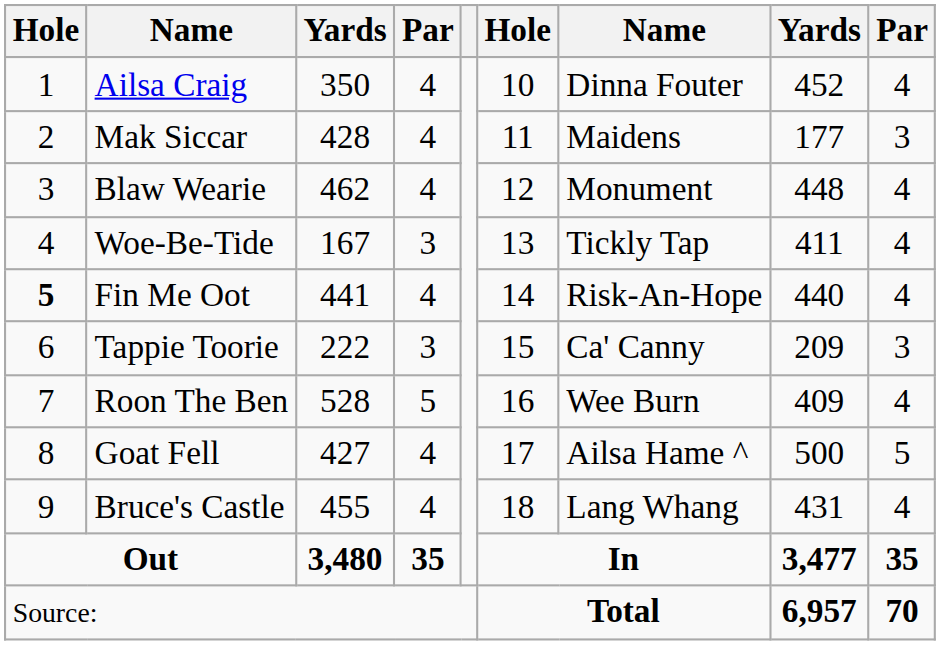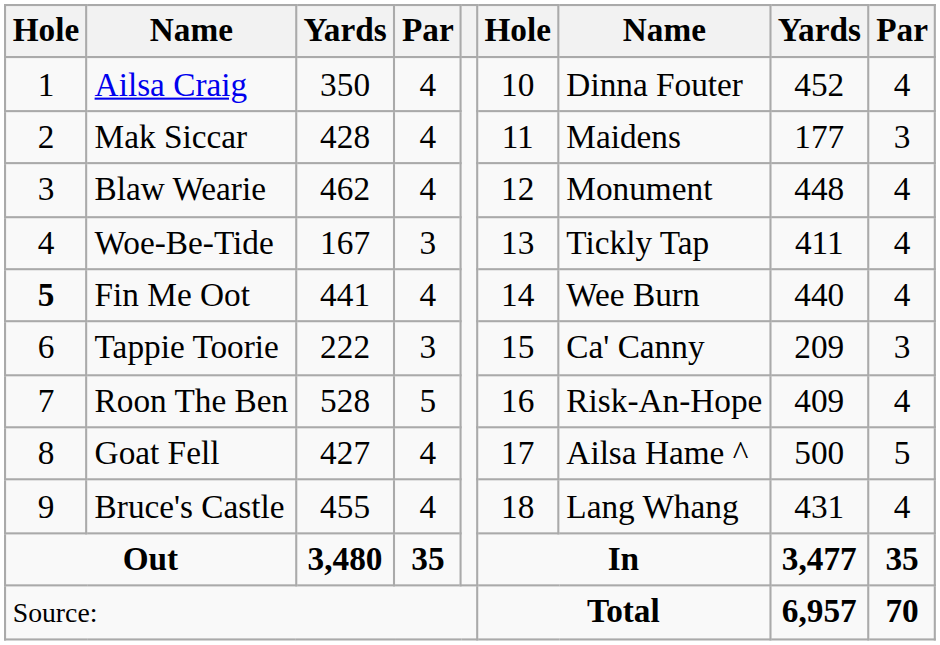(664, 294) Risk-An-Hope -> (633, 294) Wee Burn
(633, 400) Wee Burn -> (664, 400) Risk-An-Hope
